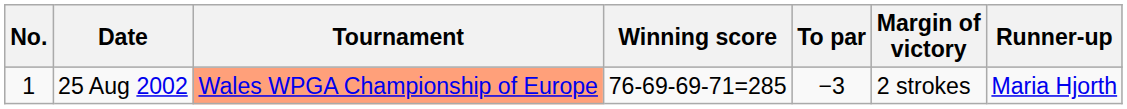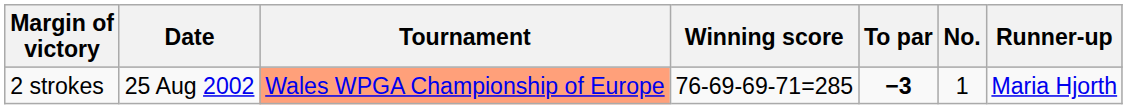columns swapped: (29, 36) <-> (929, 36)
(832, 86) normal -> (898, 86) bold
